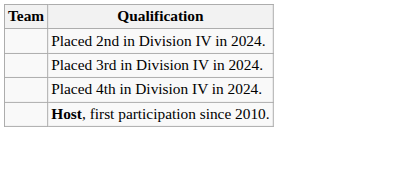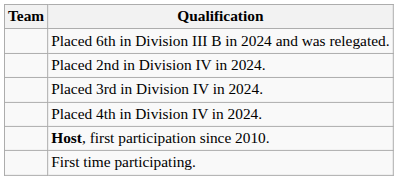+ row: (220, 41)
+ row: (124, 162)
